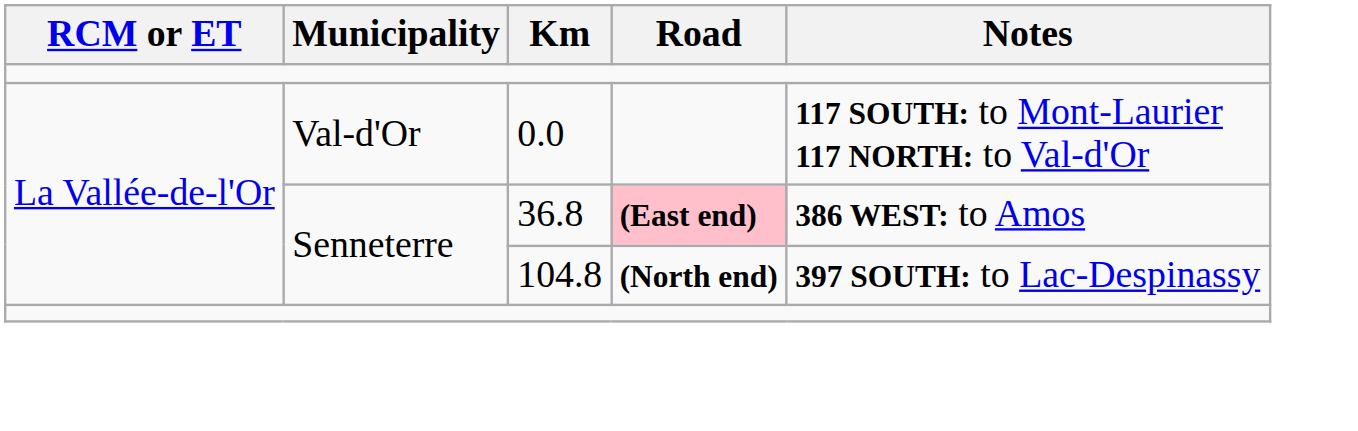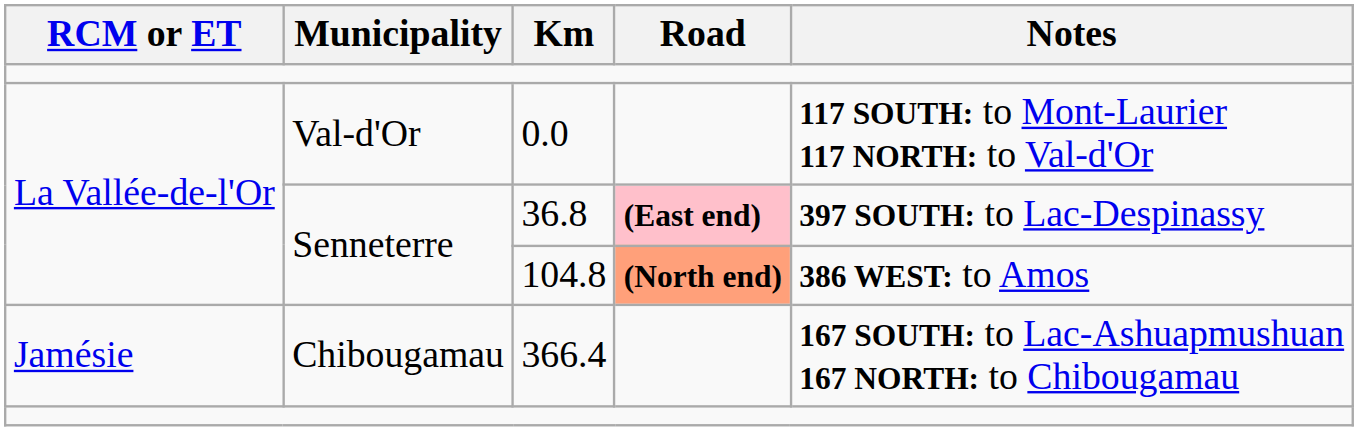(940, 214) 386 WEST: to Amos -> (1032, 214) 397 SOUTH: to Lac-Despinassy
(699, 276) no background -> (703, 276) lightsalmon background
(1028, 273) 397 SOUTH: to Lac-Despinassy -> (944, 273) 386 WEST: to Amos
+ row: (398, 355)
